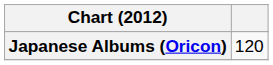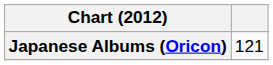(249, 45) 120 -> (249, 45) 121
